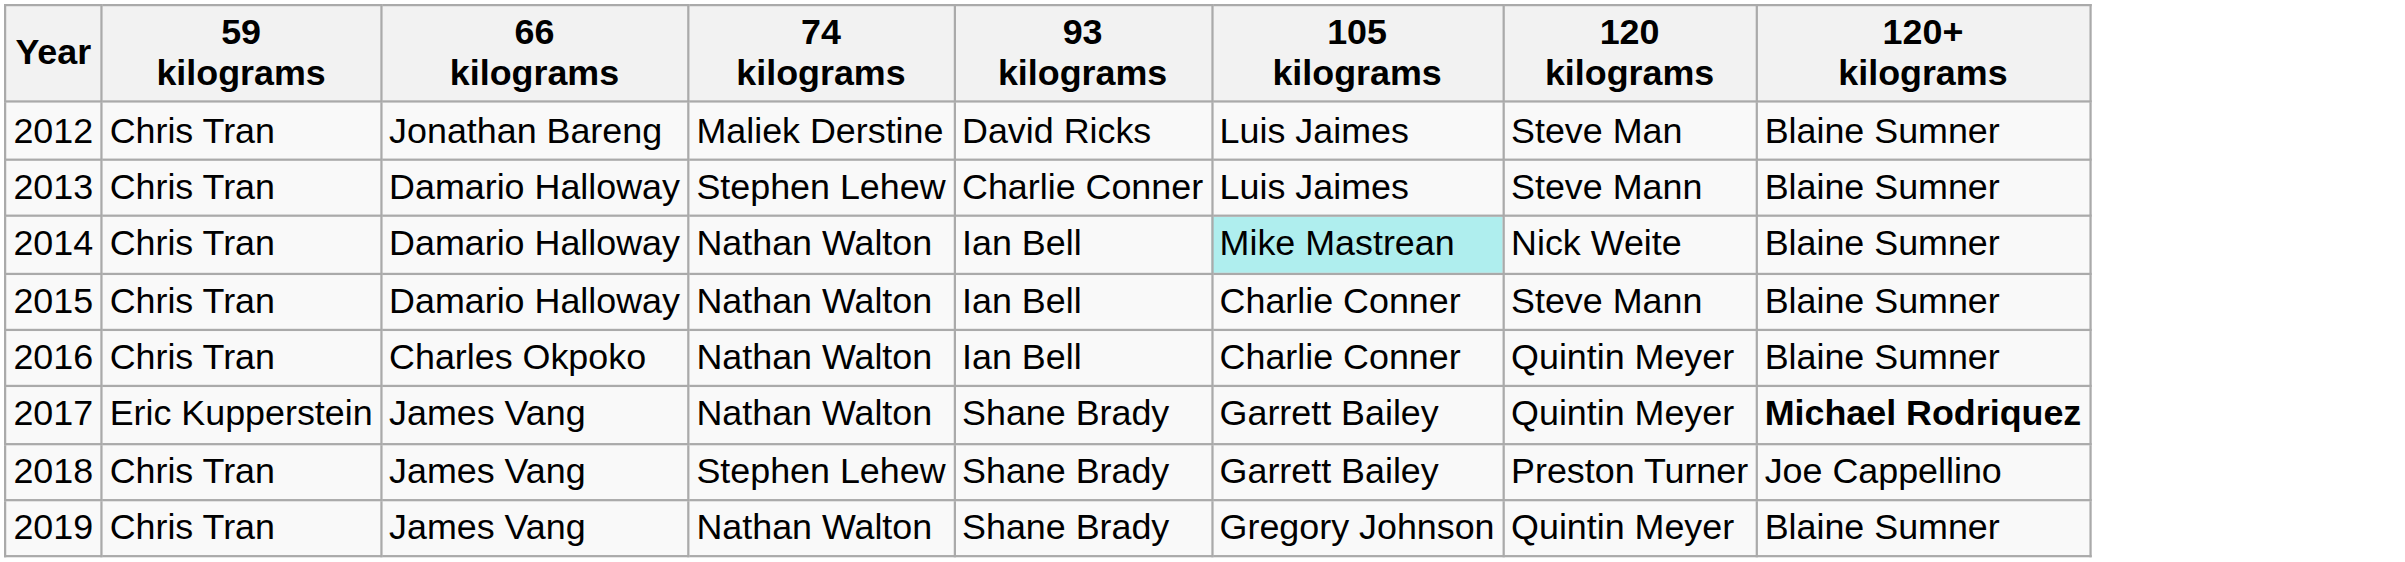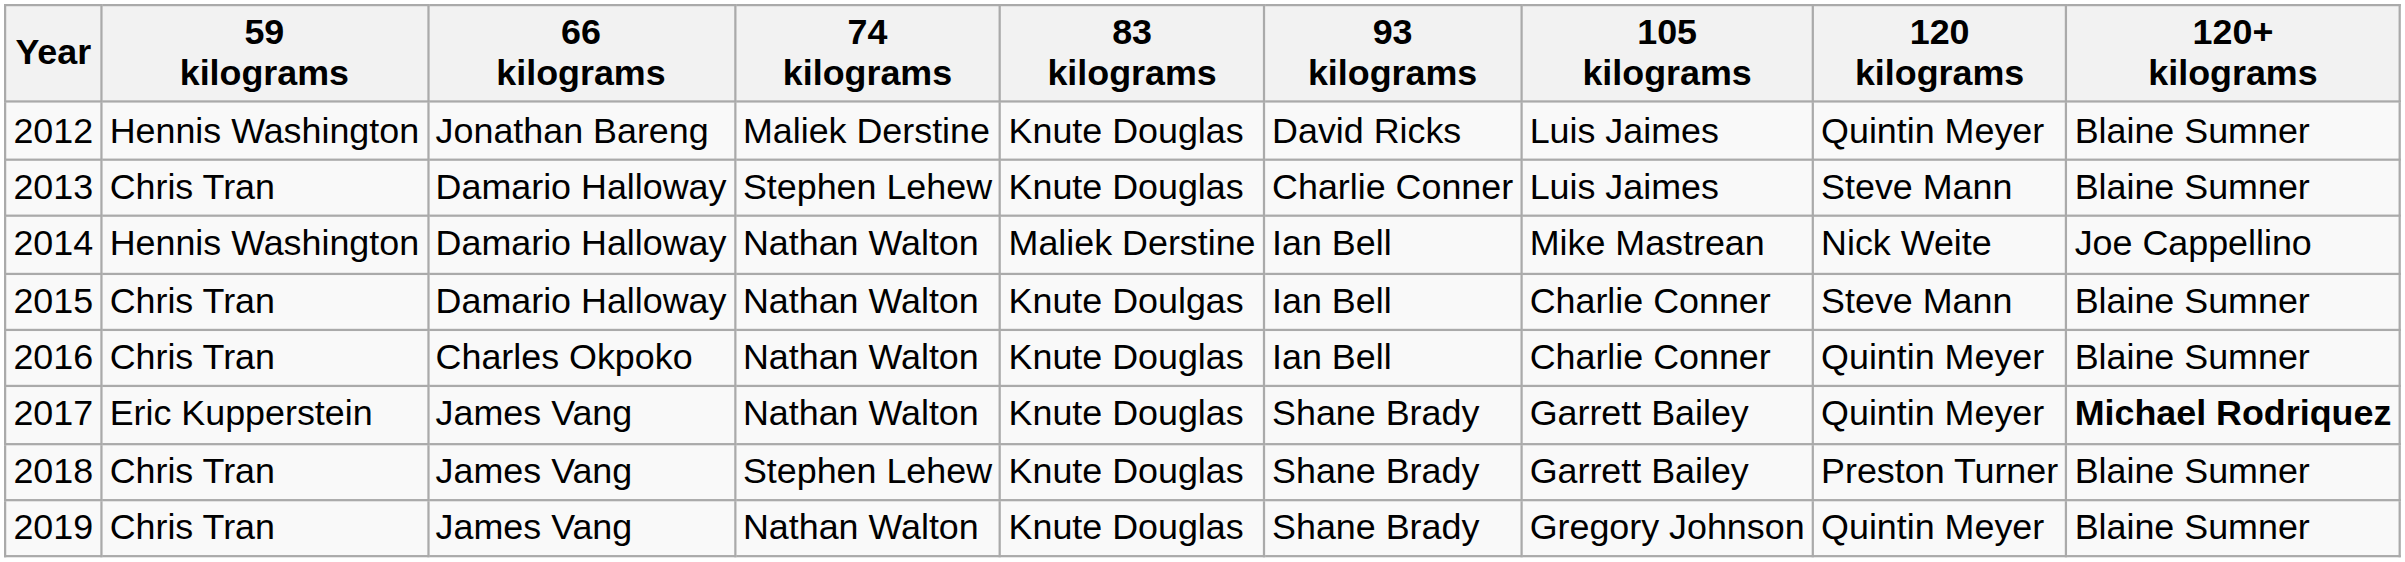+ column: (1132, 53)
(192, 130) Chris Tran -> (264, 130) Hennis Washington
(1597, 130) Steve Man -> (1933, 130) Quintin Meyer
(192, 243) Chris Tran -> (264, 243) Hennis Washington
(1337, 243) paleturquoise background -> (1647, 243) no background
(1882, 243) Blaine Sumner -> (2193, 243) Joe Cappellino
(1883, 471) Joe Cappellino -> (2192, 471) Blaine Sumner
